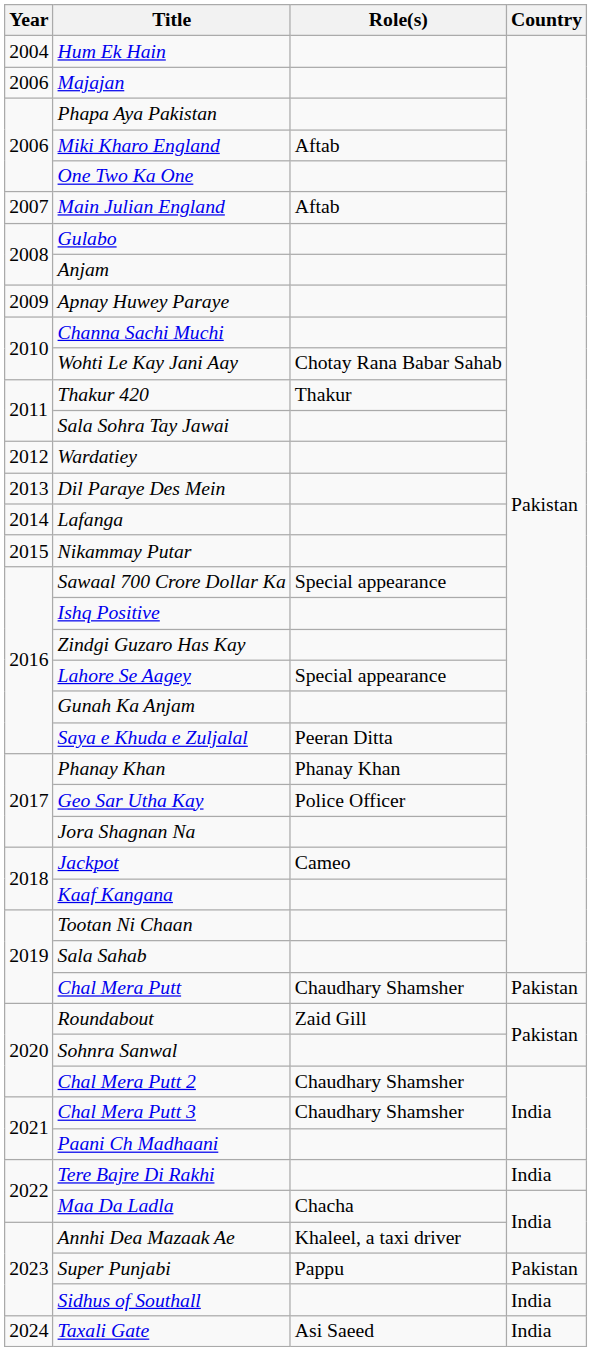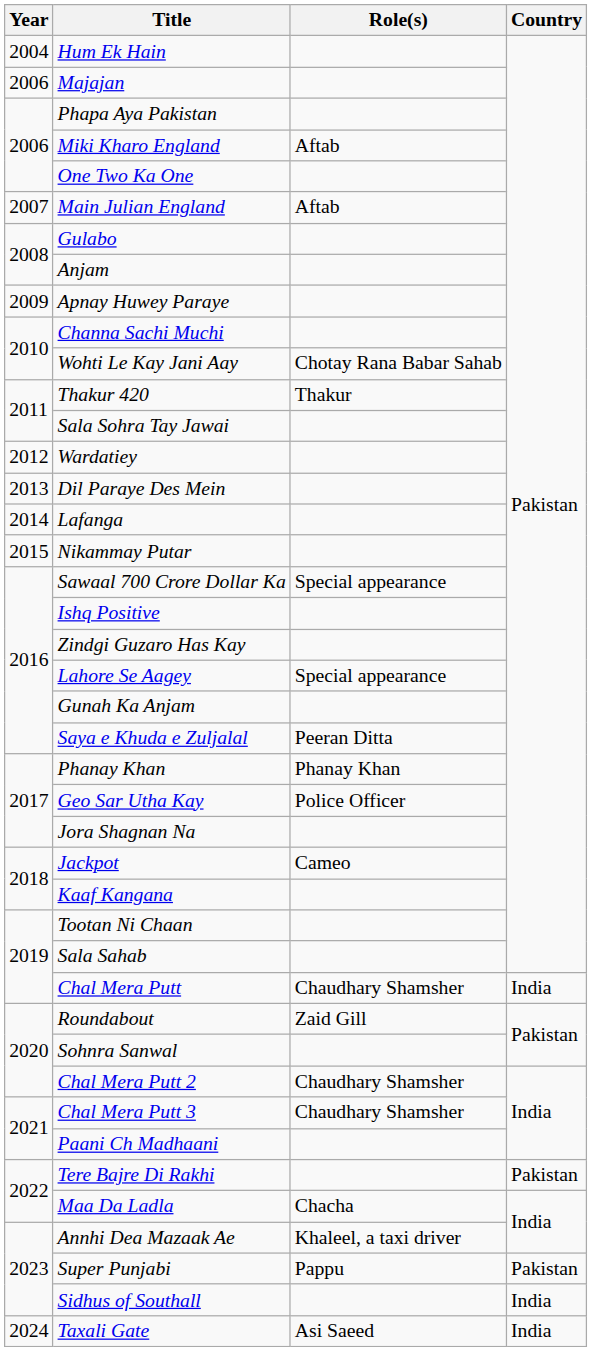(544, 987) Pakistan -> (531, 987) India
(531, 1174) India -> (544, 1174) Pakistan
